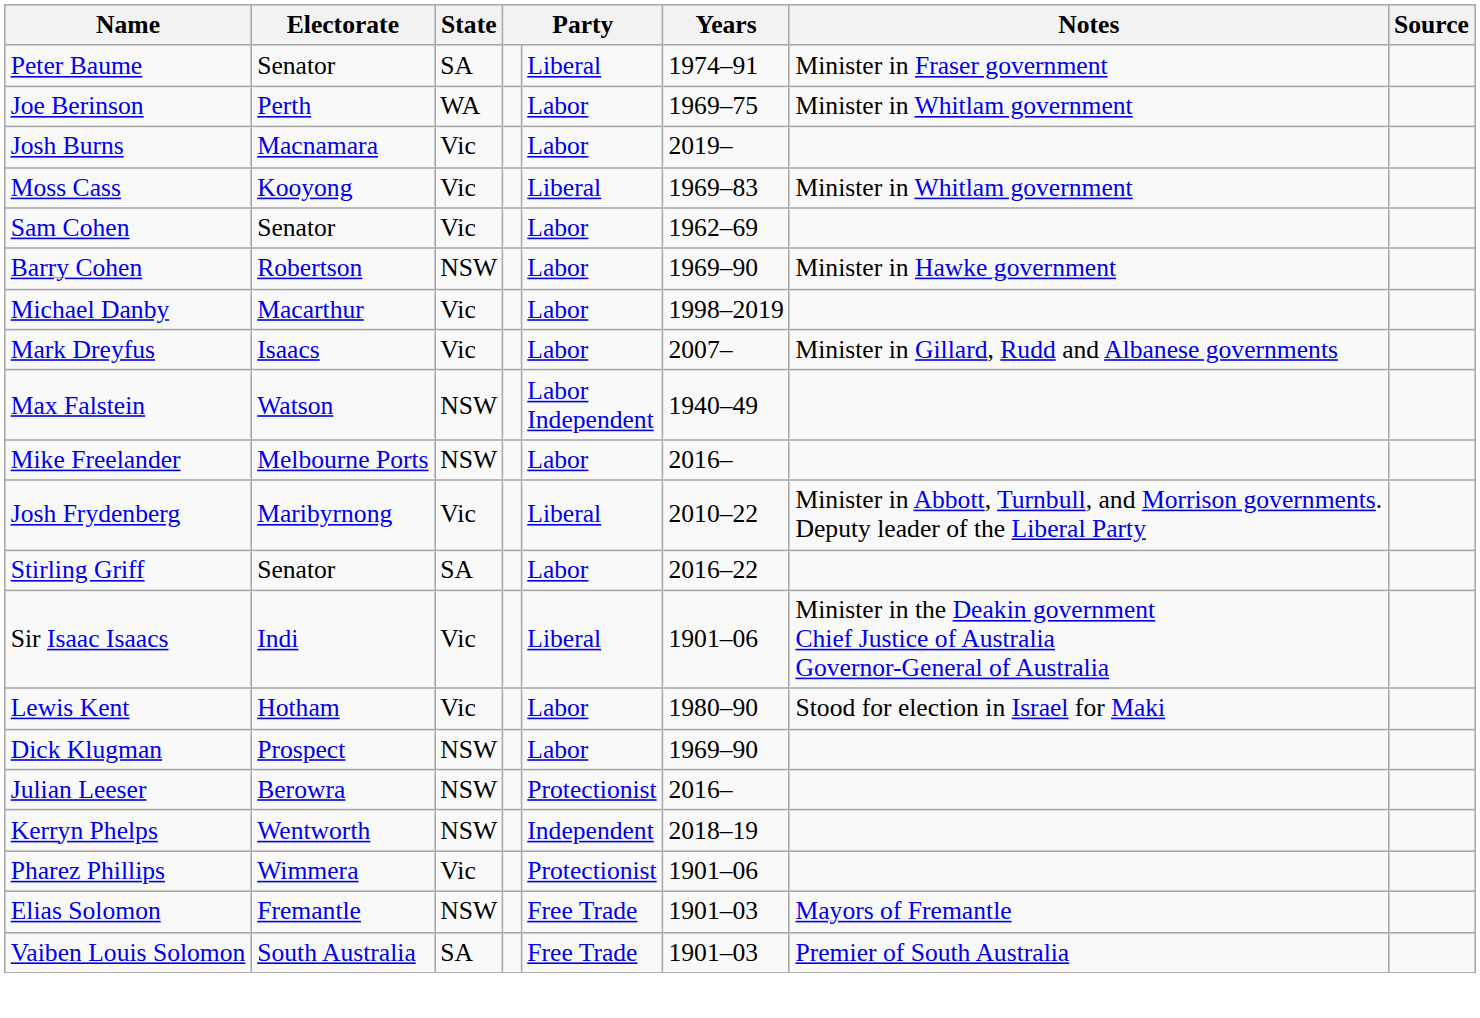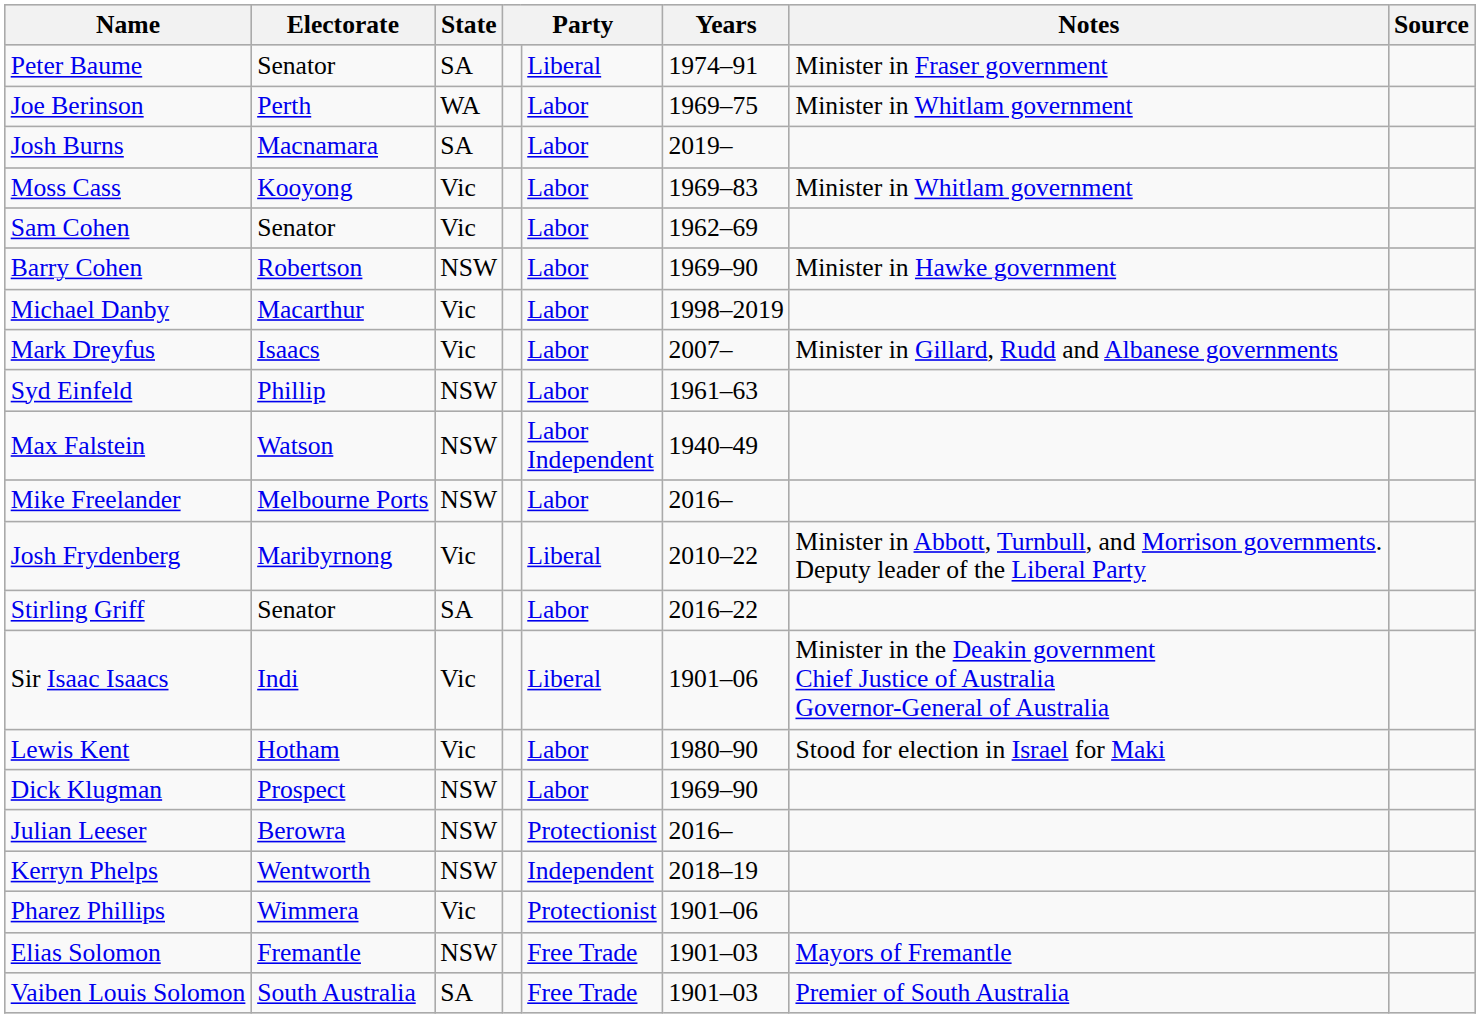(458, 146) Vic -> (457, 146) SA
(564, 187) Liberal -> (558, 187) Labor
+ row: (72, 390)
